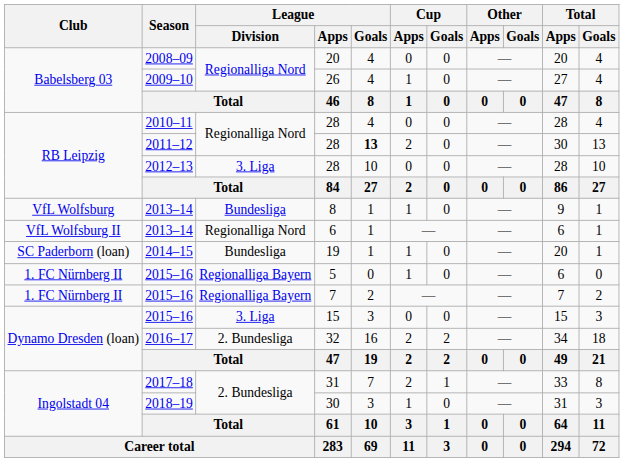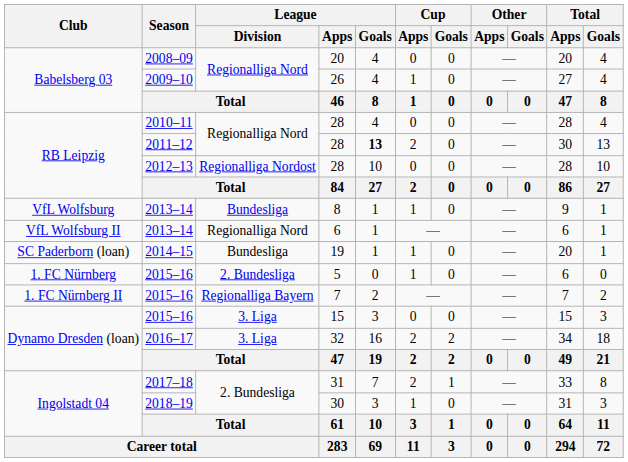(255, 166) 3. Liga -> (257, 166) Regionalliga Nordost
(73, 274) 1. FC Nürnberg II -> (73, 274) 1. FC Nürnberg
(255, 274) Regionalliga Bayern -> (257, 274) 2. Bundesliga
(255, 338) 2. Bundesliga -> (257, 338) 3. Liga
